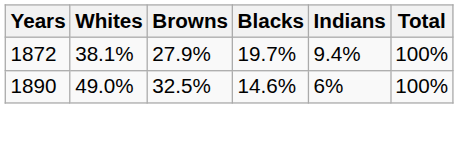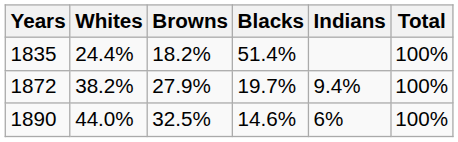+ row: (33, 53)
(104, 53) 38.1% -> (104, 86) 38.2%
(104, 86) 49.0% -> (104, 119) 44.0%
